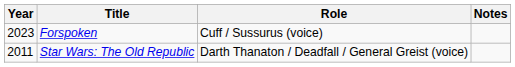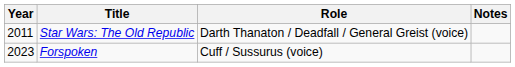rows swapped: (117, 52) <-> (69, 33)
